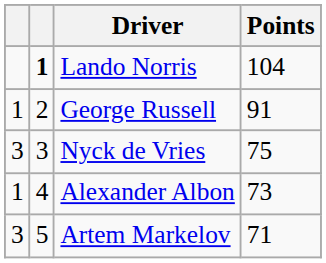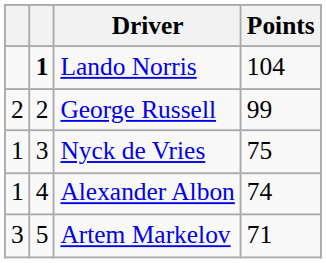(17, 108) 1 -> (17, 108) 2
(260, 108) 91 -> (260, 108) 99
(17, 150) 3 -> (17, 150) 1
(260, 192) 73 -> (260, 192) 74
